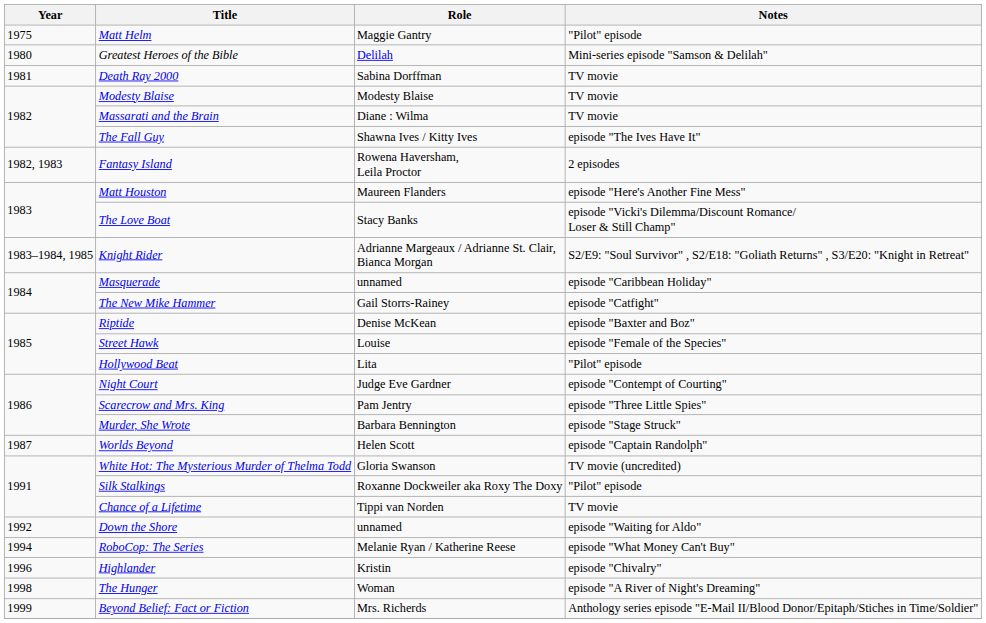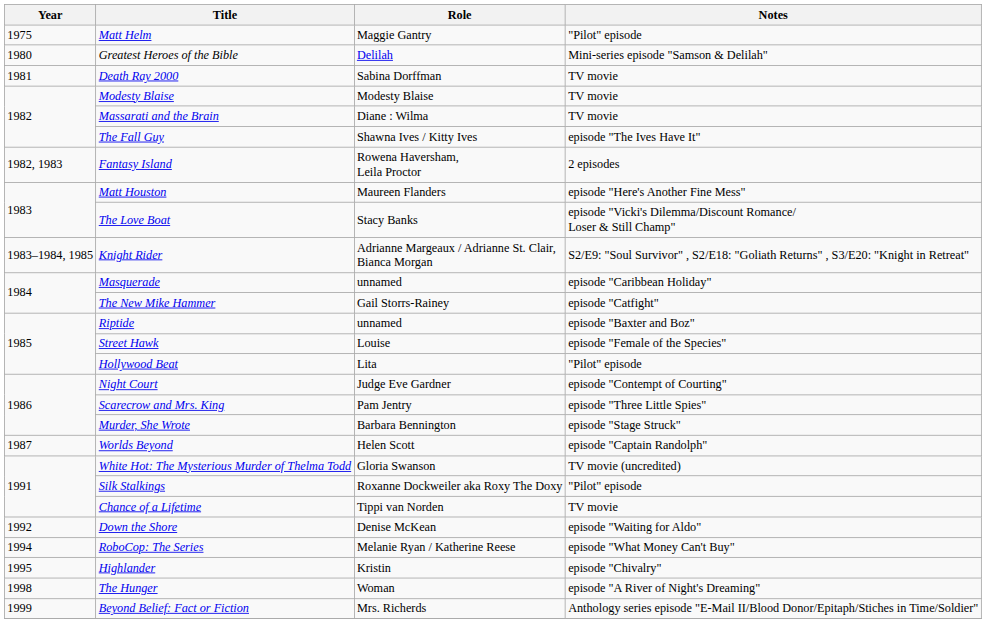(397, 323) Denise McKean -> (379, 323) unnamed
(379, 527) unnamed -> (397, 527) Denise McKean
(20, 568) 1996 -> (20, 568) 1995
